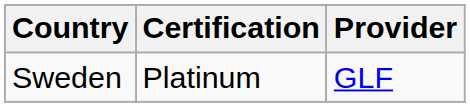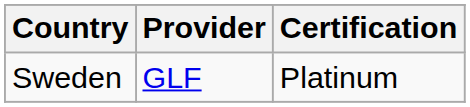columns swapped: (231, 28) <-> (396, 28)
